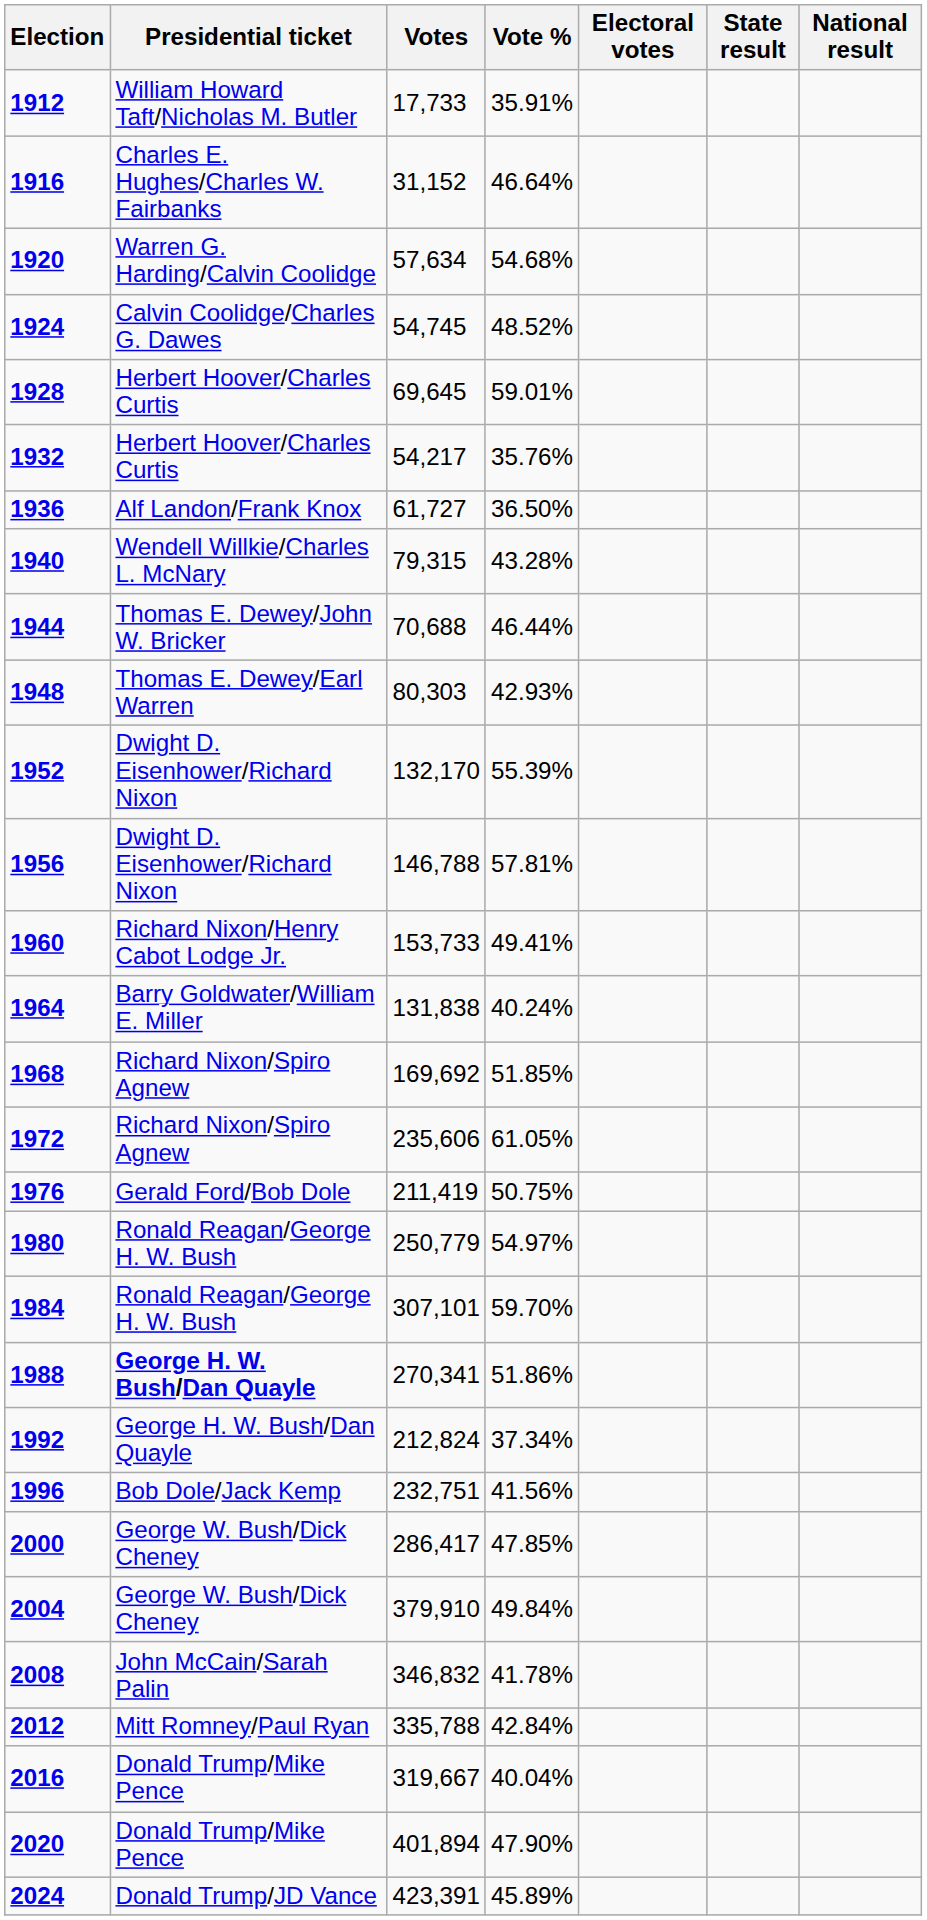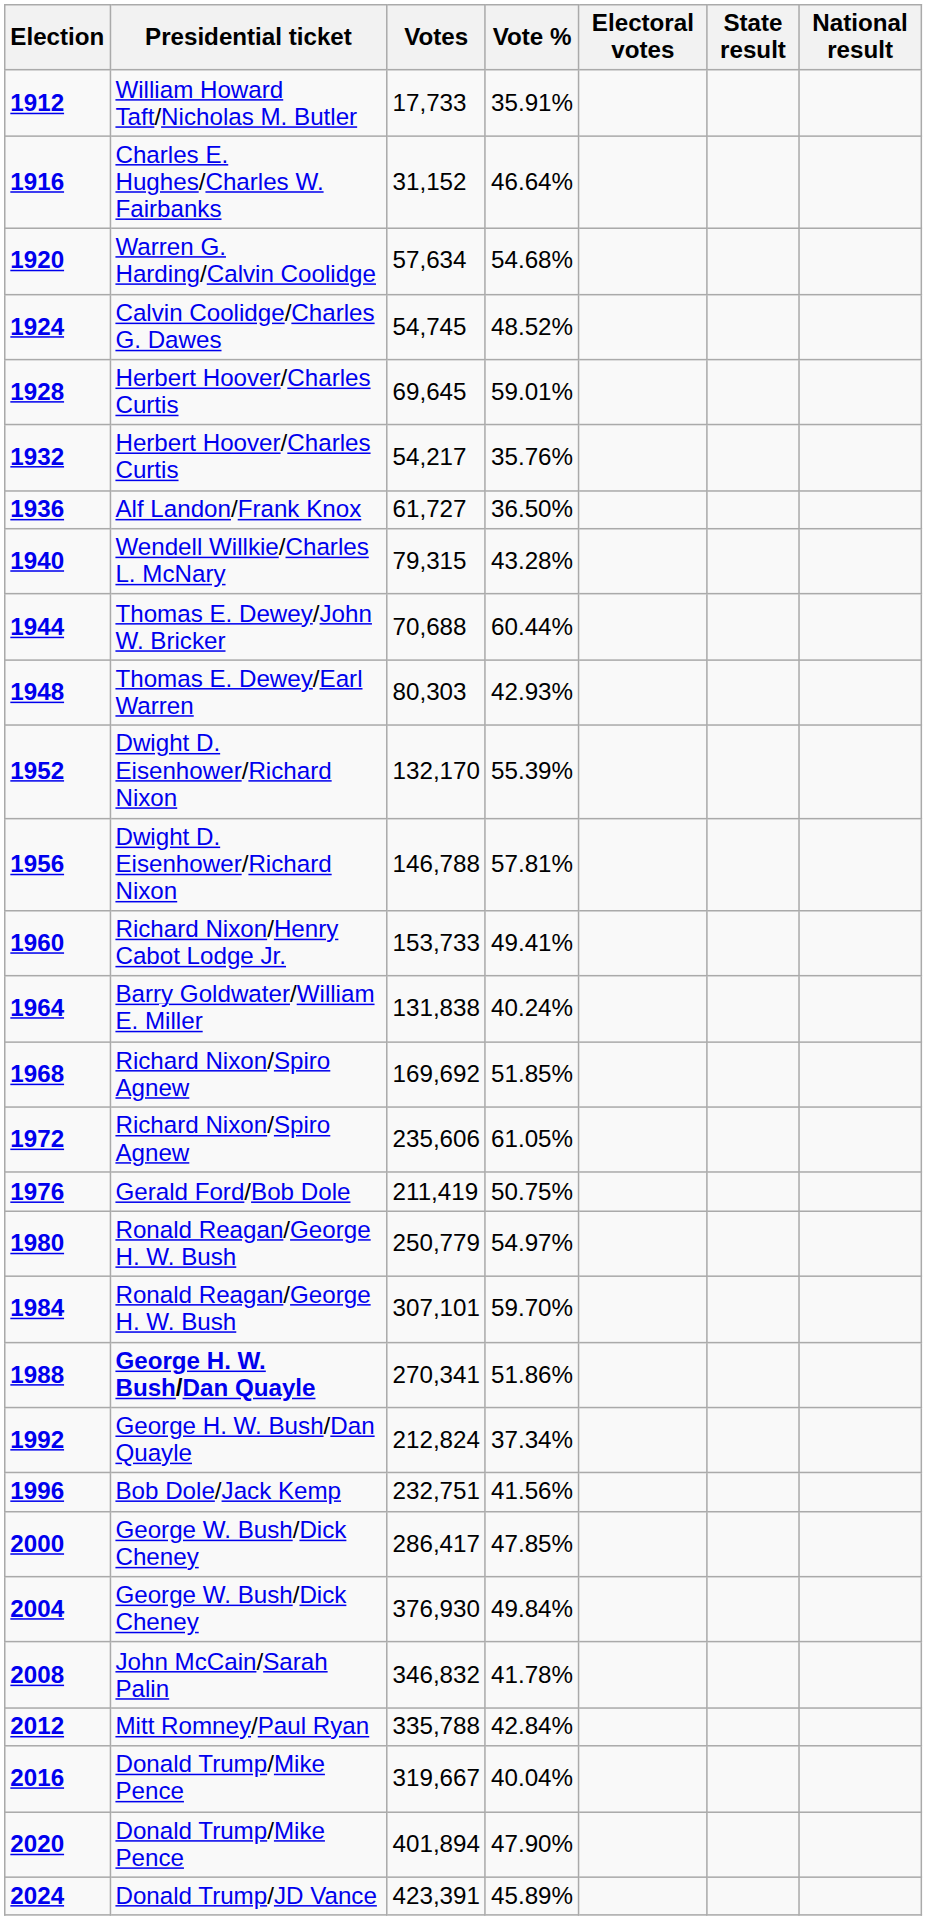(532, 626) 46.44% -> (532, 626) 60.44%
(436, 1609) 379,910 -> (436, 1609) 376,930
